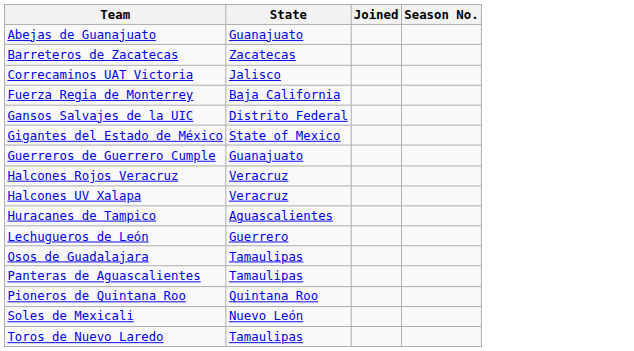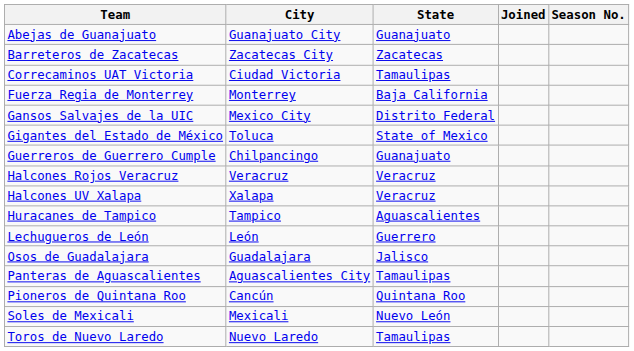+ column: (300, 15)
(255, 75) Jalisco -> (413, 75) Tamaulipas
(266, 256) Tamaulipas -> (402, 256) Jalisco
